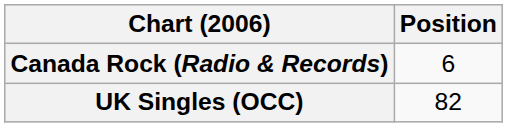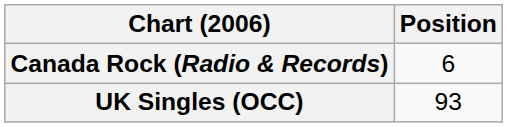(448, 102) 82 -> (448, 102) 93
